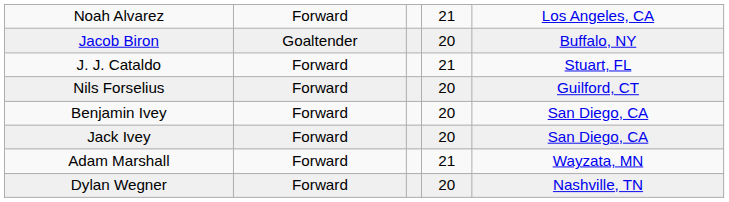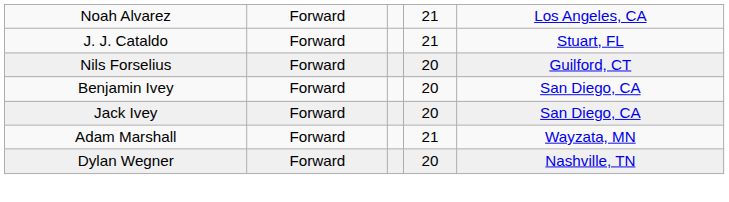- row: (119, 40)
